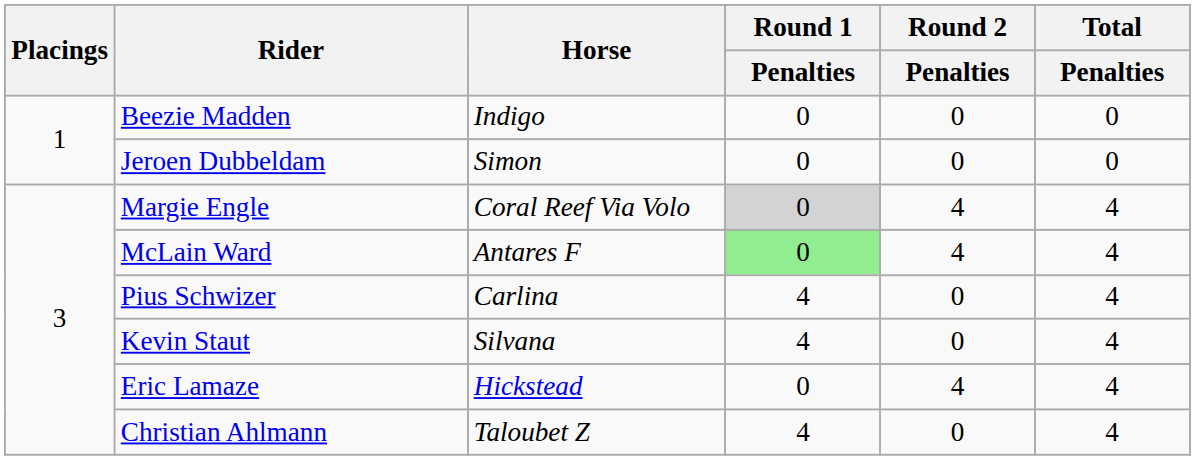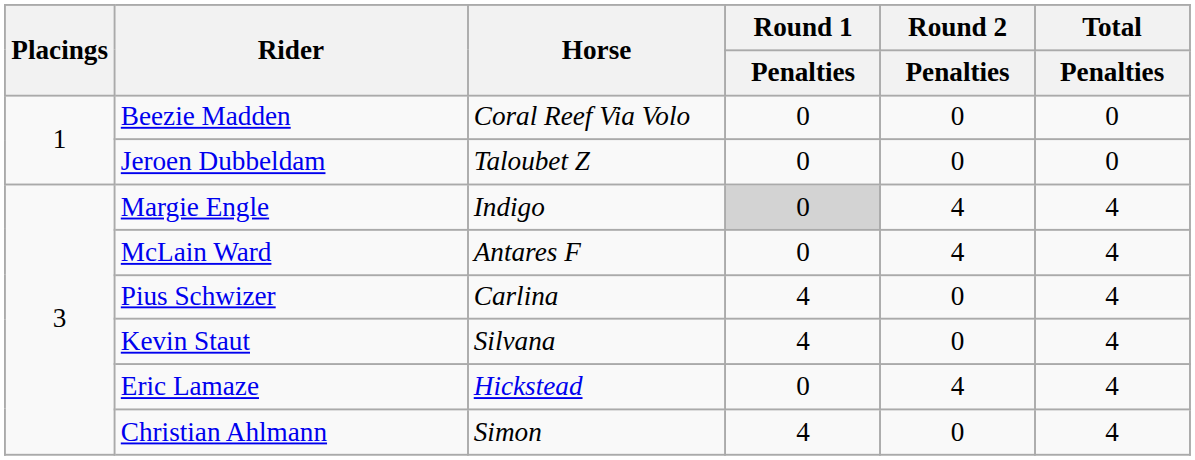(509, 117) Indigo -> (582, 117) Coral Reef Via Volo
(508, 161) Simon -> (532, 161) Taloubet Z
(582, 206) Coral Reef Via Volo -> (509, 206) Indigo
(803, 251) lightgreen background -> (803, 251) no background
(532, 431) Taloubet Z -> (508, 431) Simon
